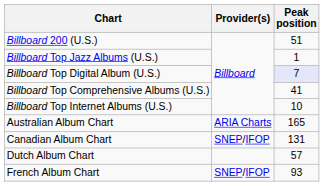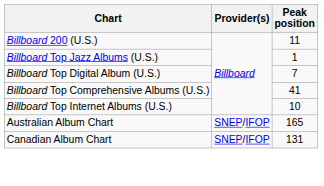(296, 40) 51 -> (295, 40) 11
(296, 73) lavender background -> (295, 73) no background
(243, 123) ARIA Charts -> (242, 123) SNEP/IFOP
- row: (50, 156)
- row: (53, 172)
